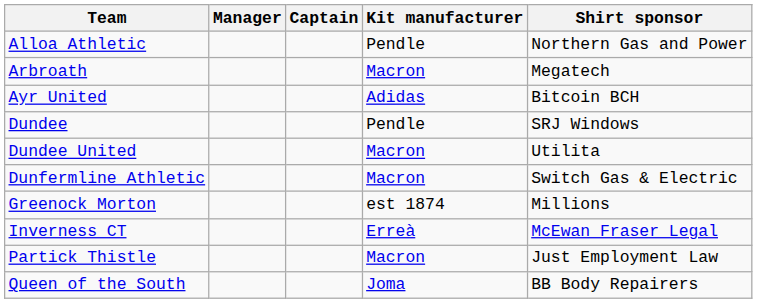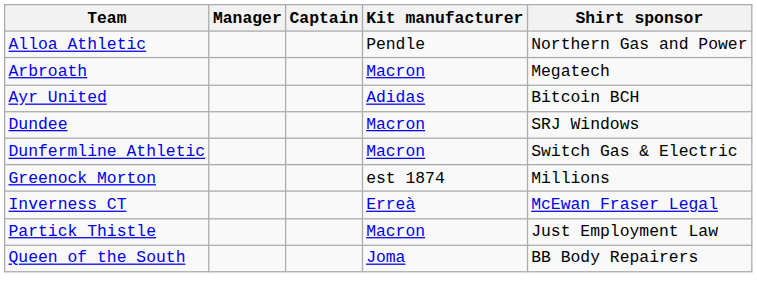(396, 125) Pendle -> (396, 125) Macron
- row: (72, 151)
